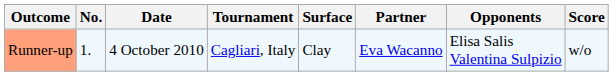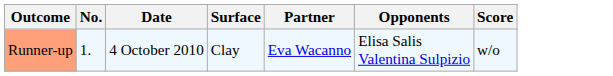- column: (253, 16)
